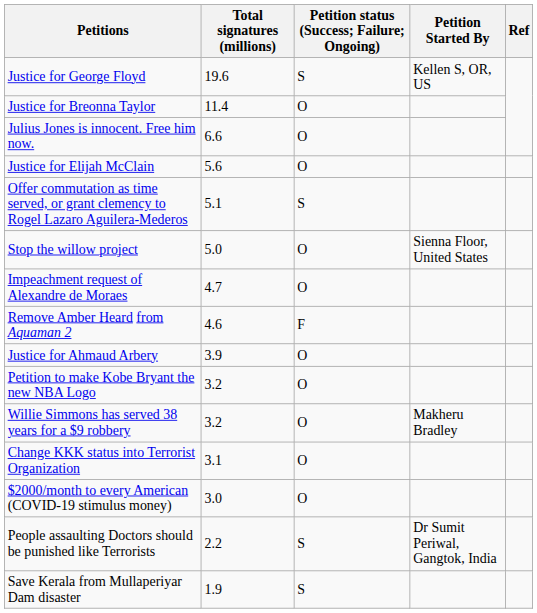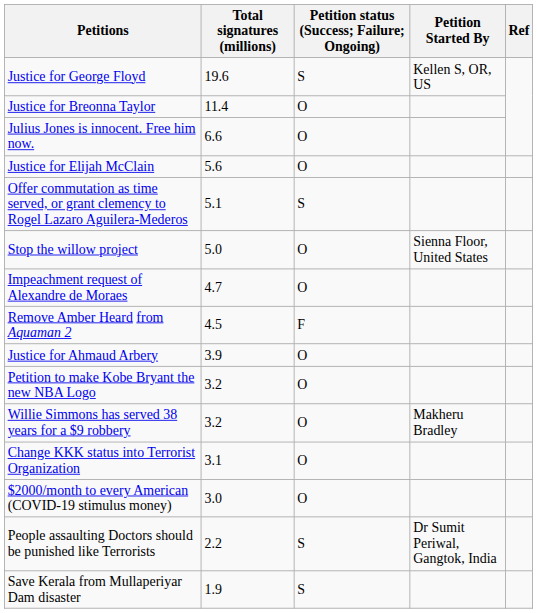(213, 325) 4.6 -> (213, 325) 4.5
